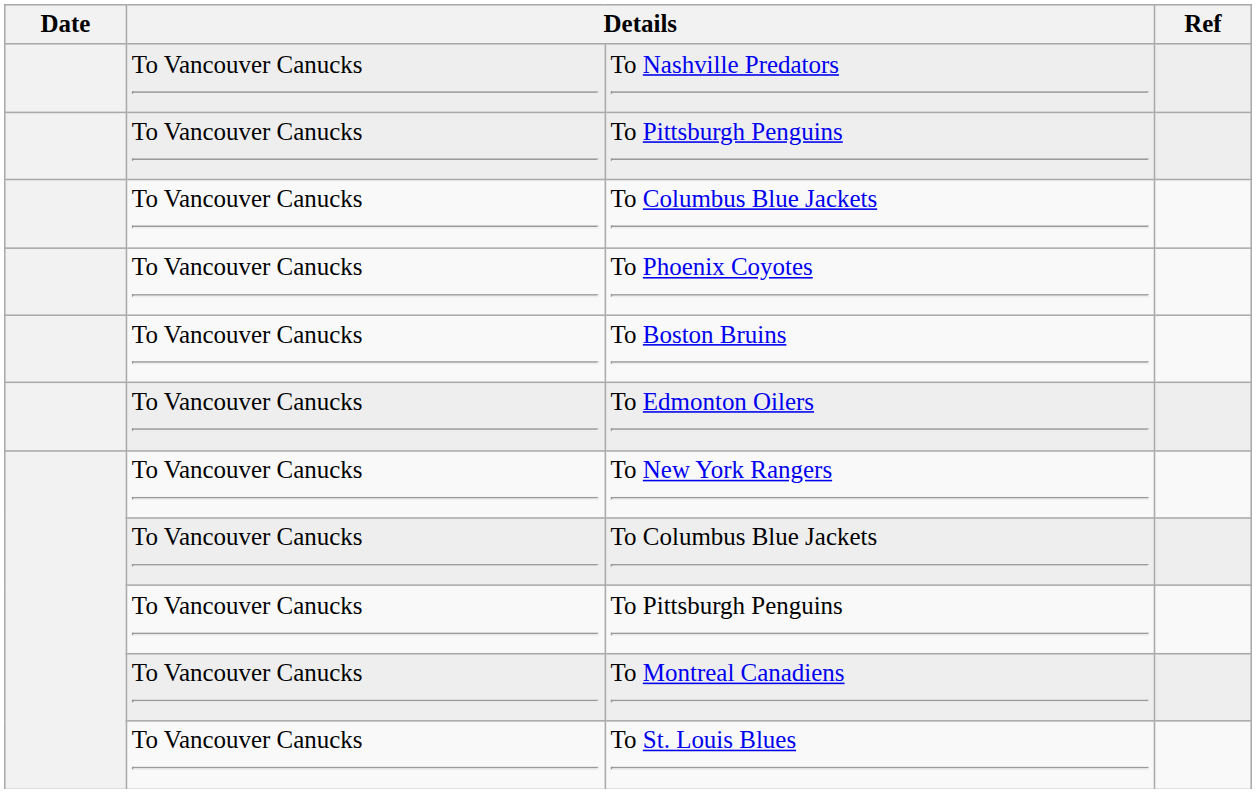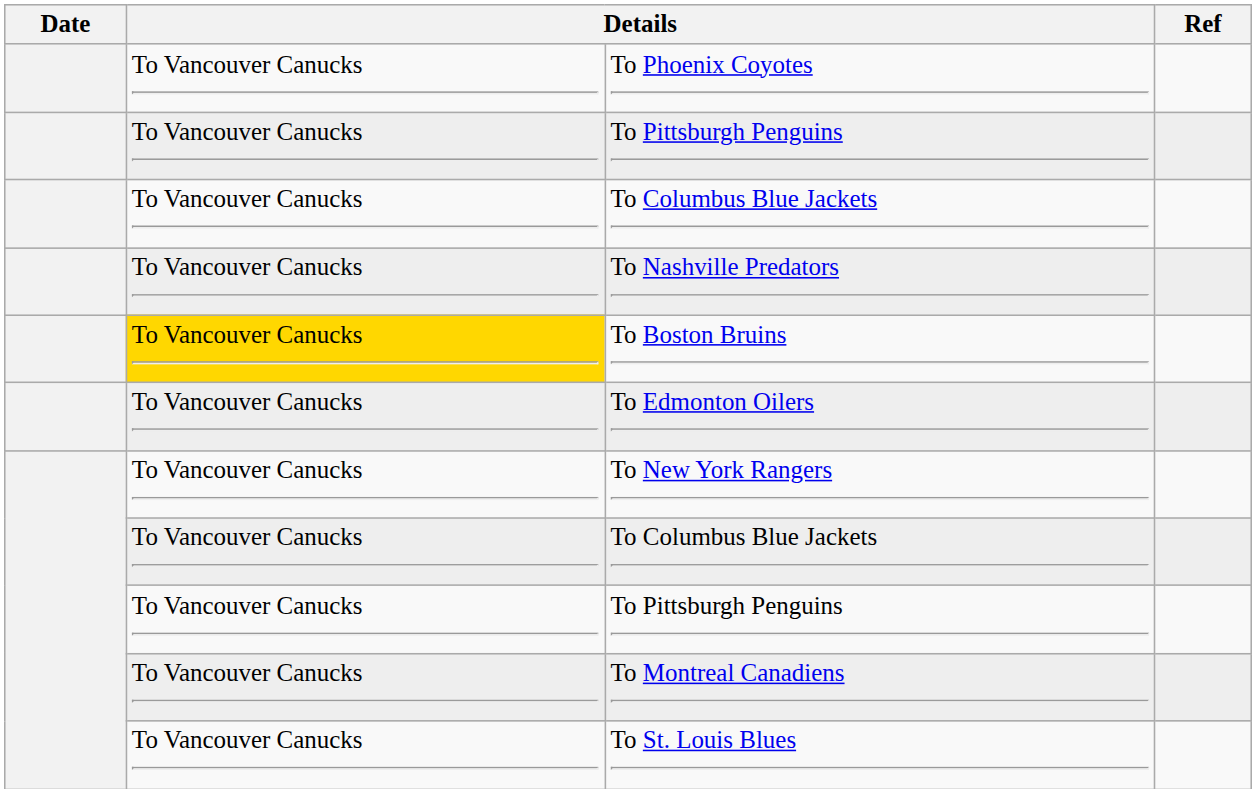rows swapped: (65, 281) <-> (65, 78)
(365, 343) no background -> (365, 343) gold background
